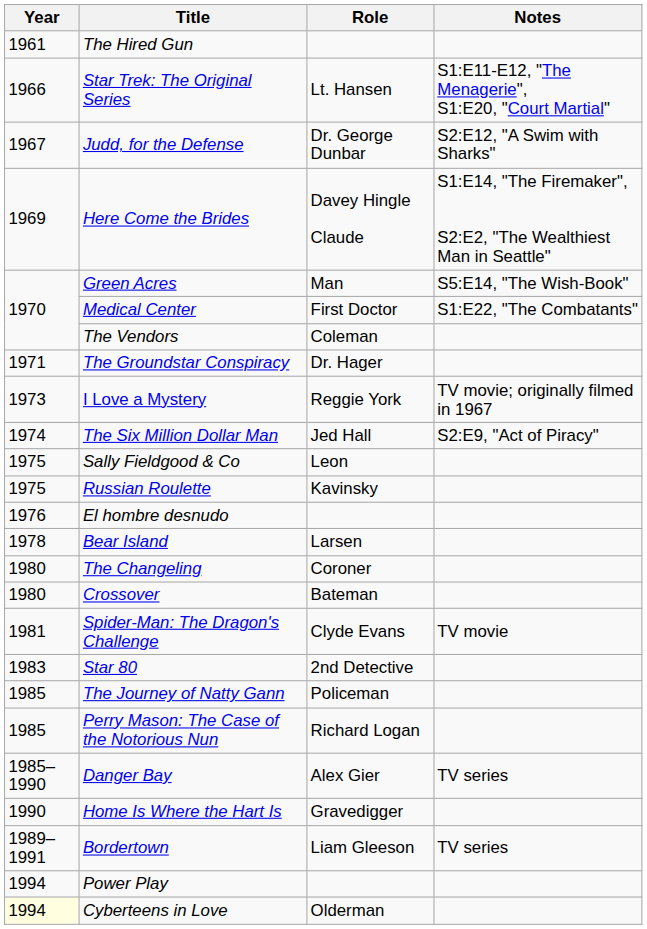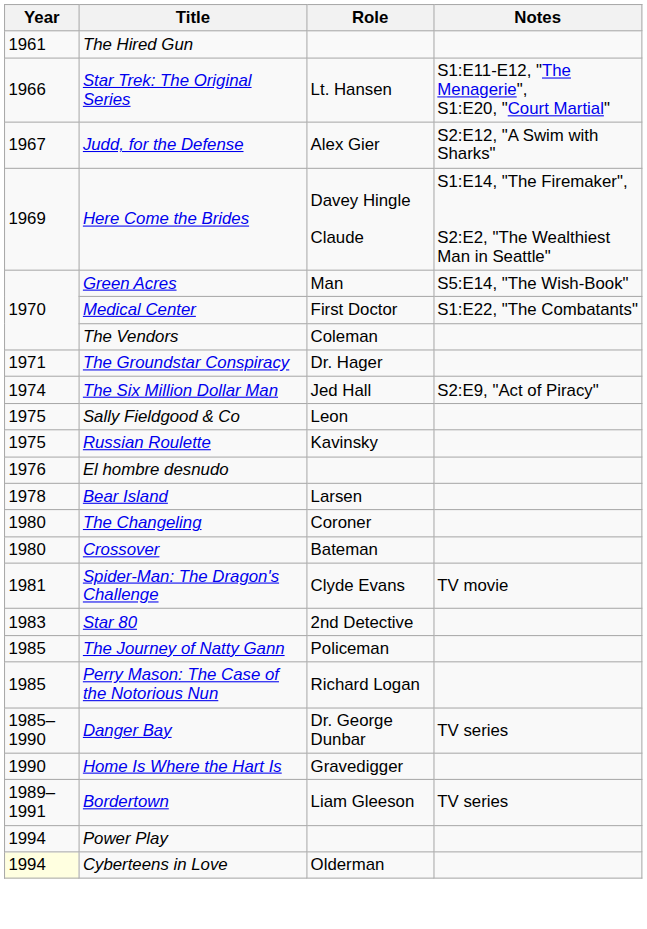(352, 145) Dr. George Dunbar -> (345, 145) Alex Gier
- row: (145, 399)
(345, 775) Alex Gier -> (352, 730) Dr. George Dunbar
